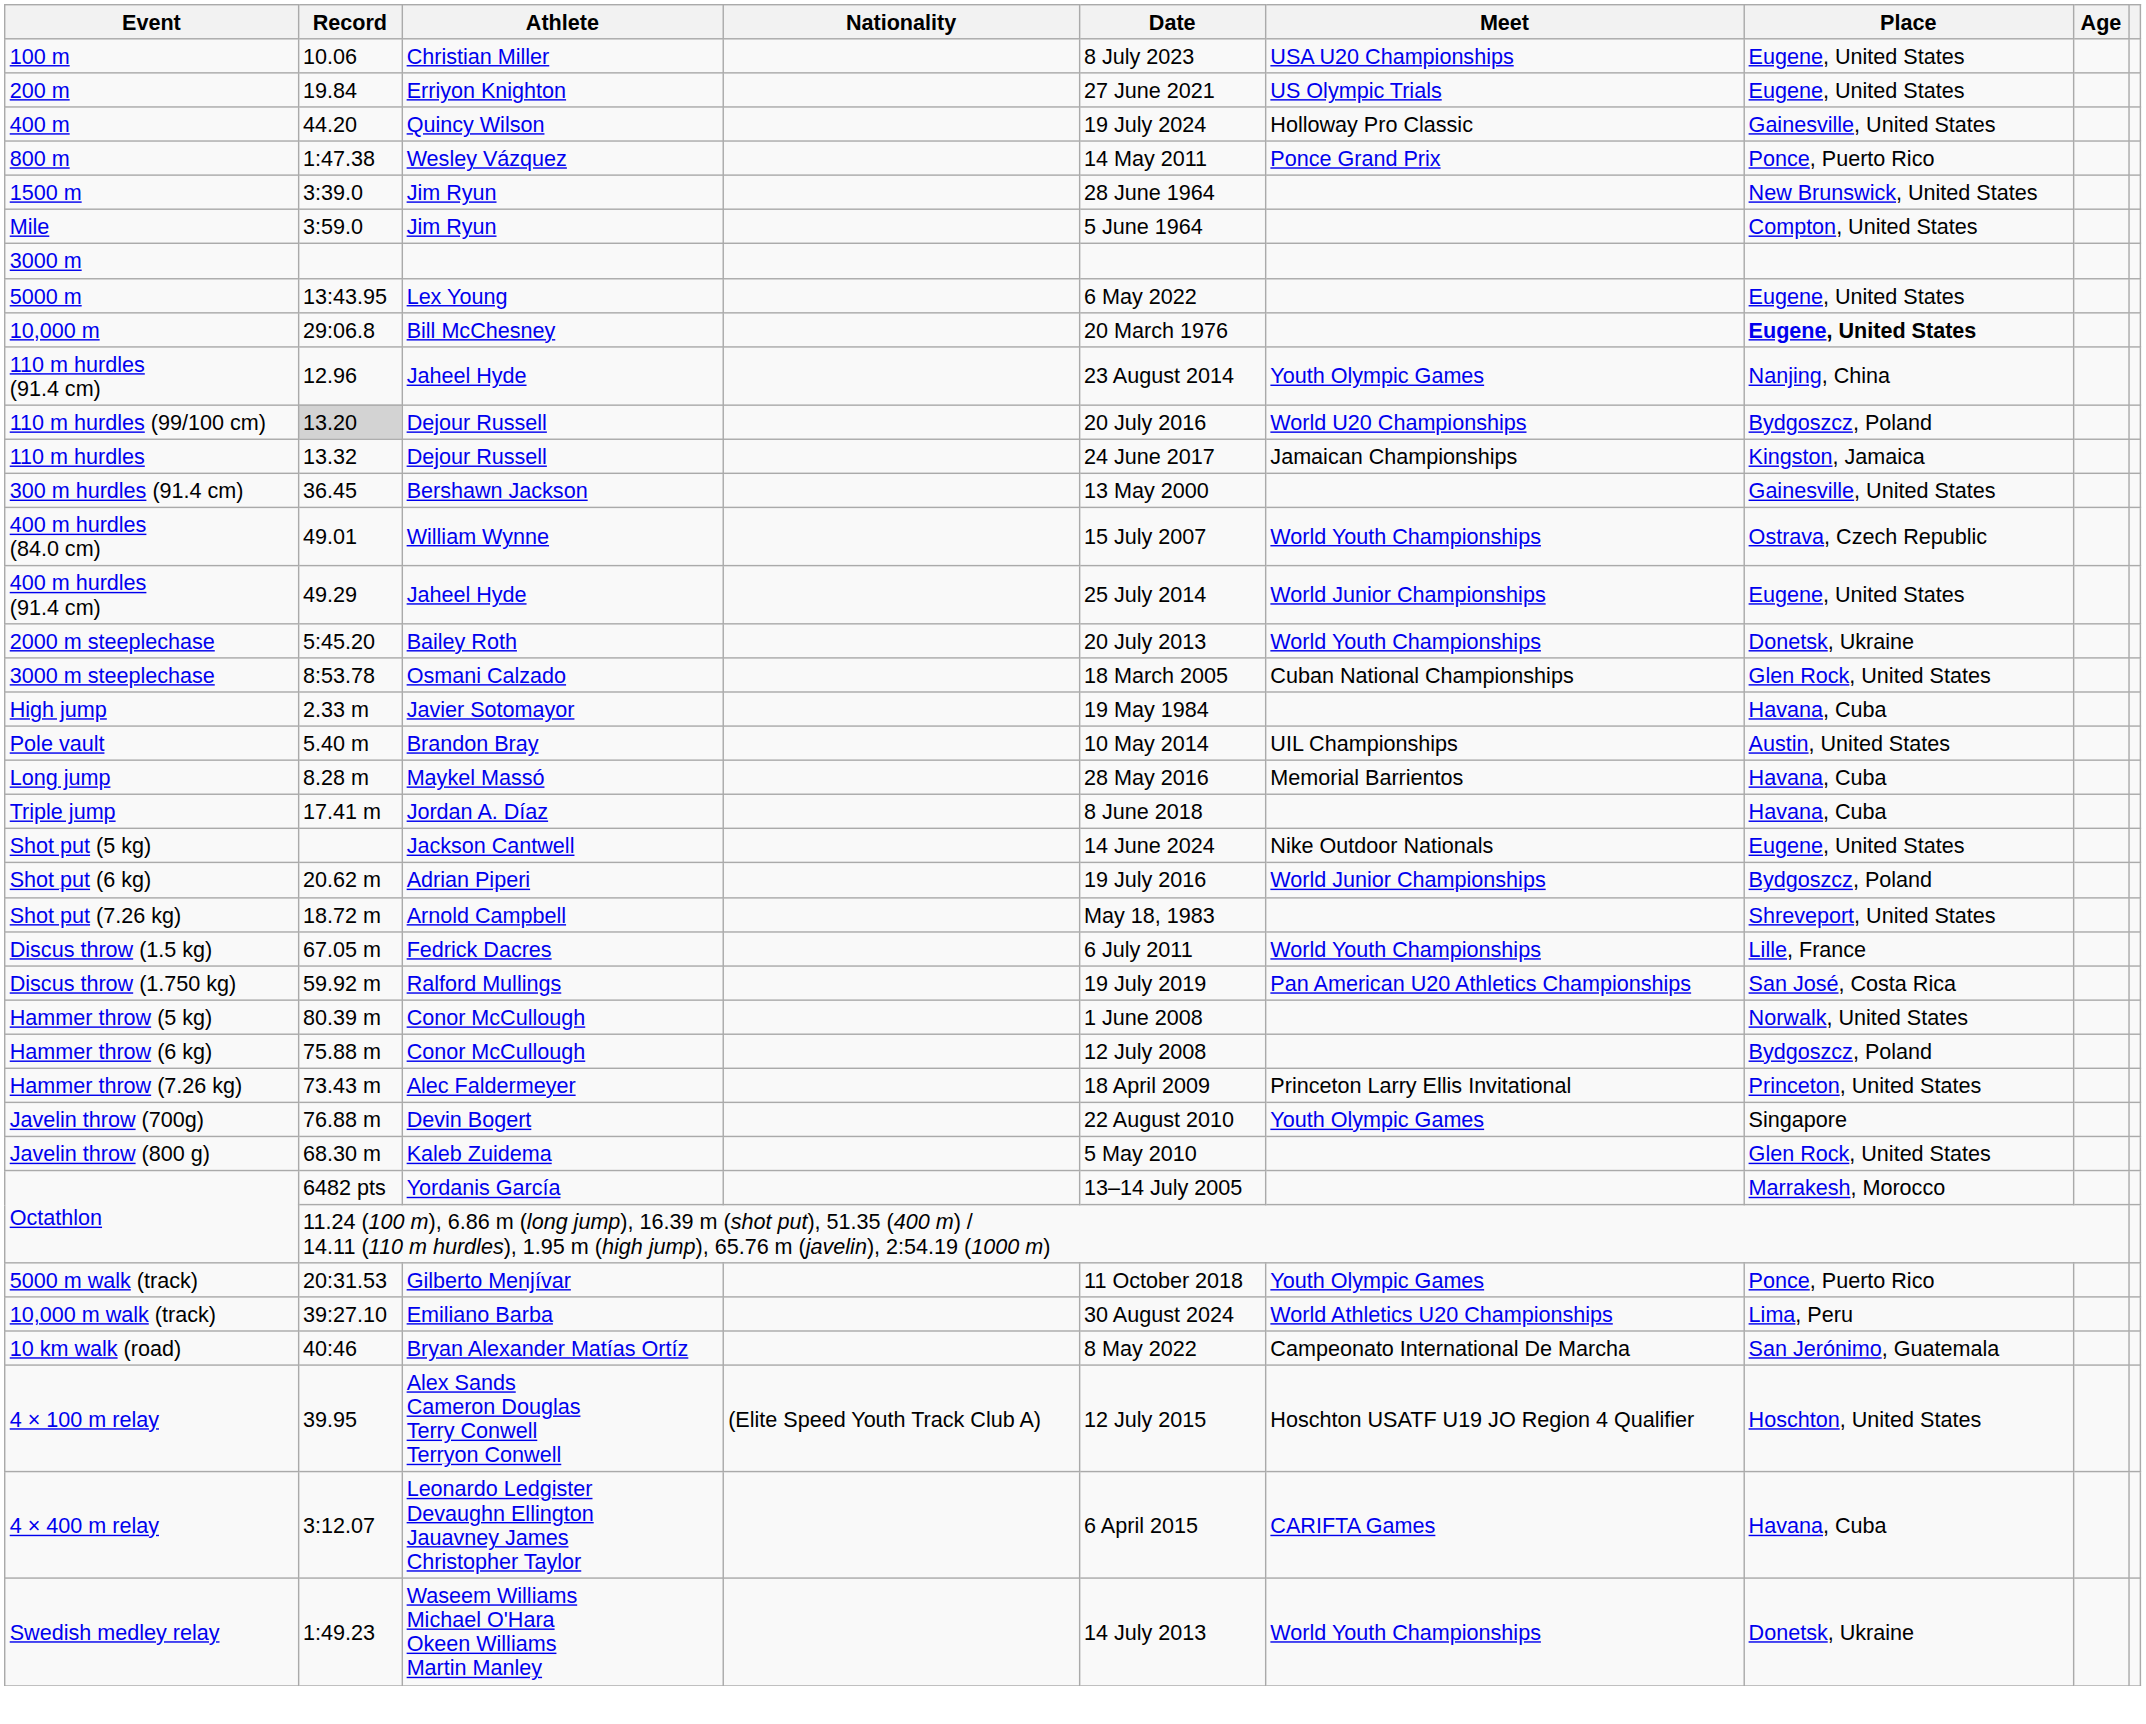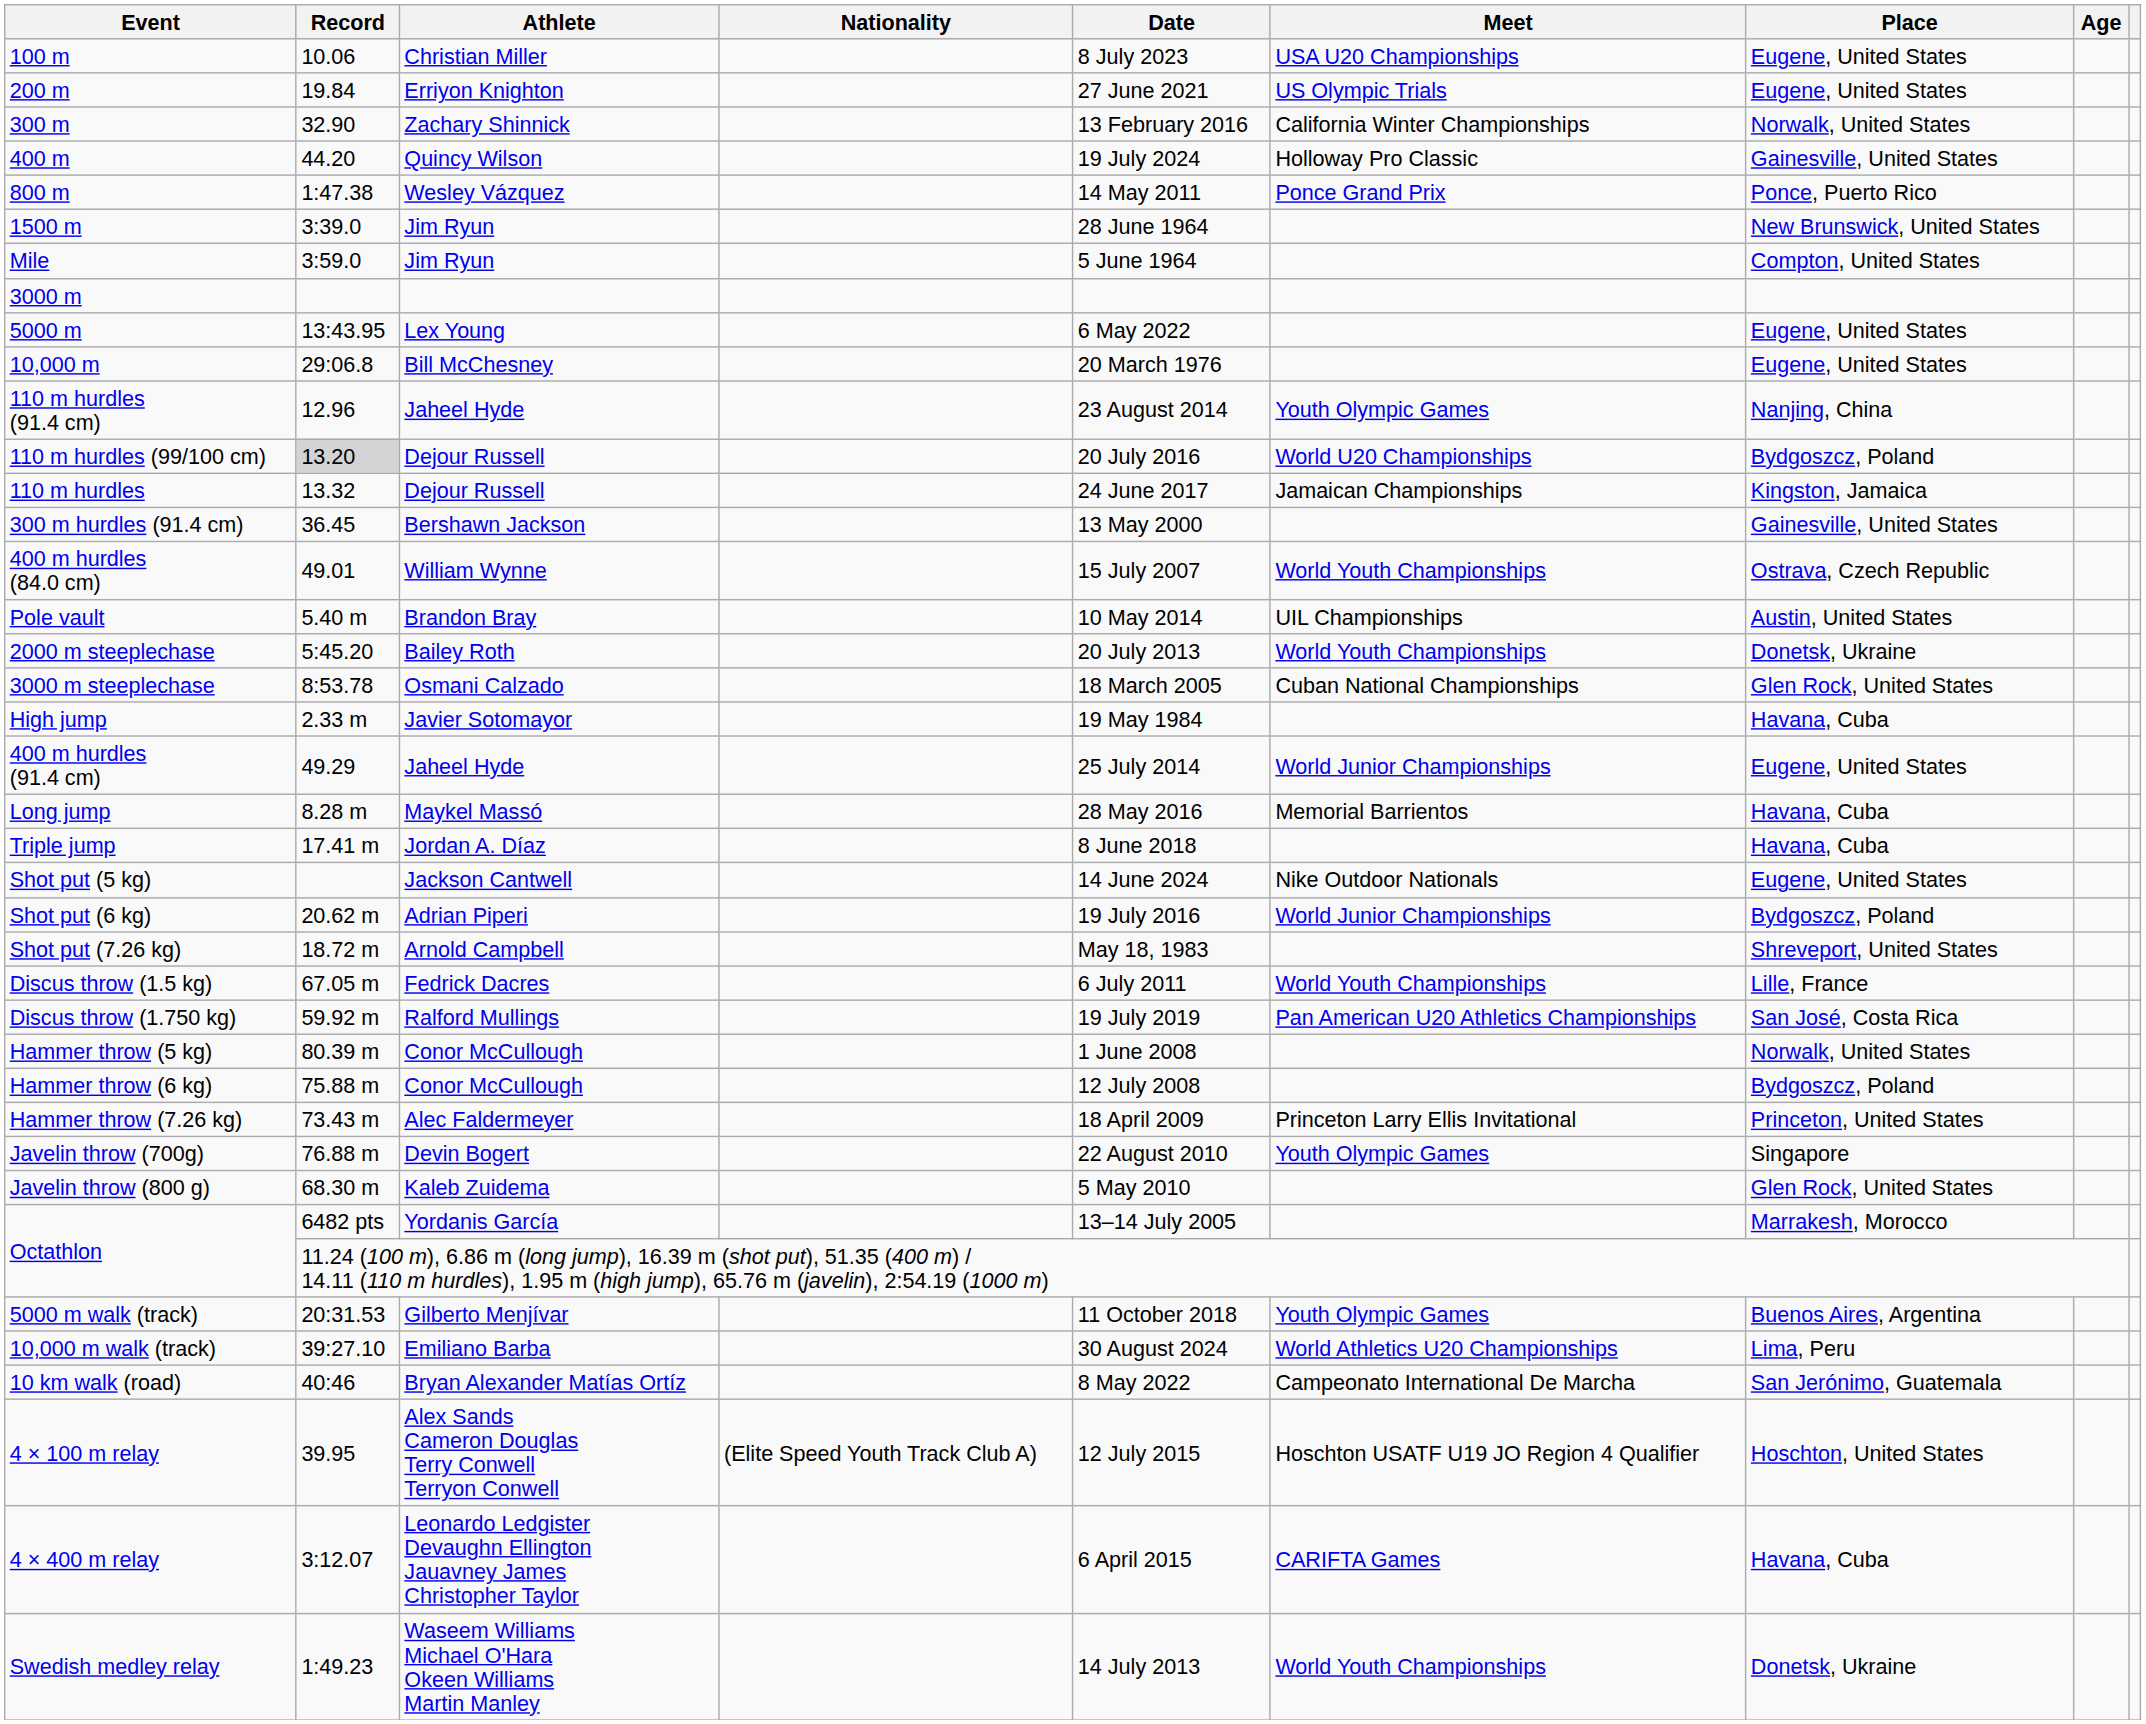+ row: (40, 124)
(1862, 330) bold -> (1859, 364) normal
rows swapped: (78, 595) <-> (57, 744)
(1842, 1280) Ponce, Puerto Rico -> (1866, 1314) Buenos Aires, Argentina
